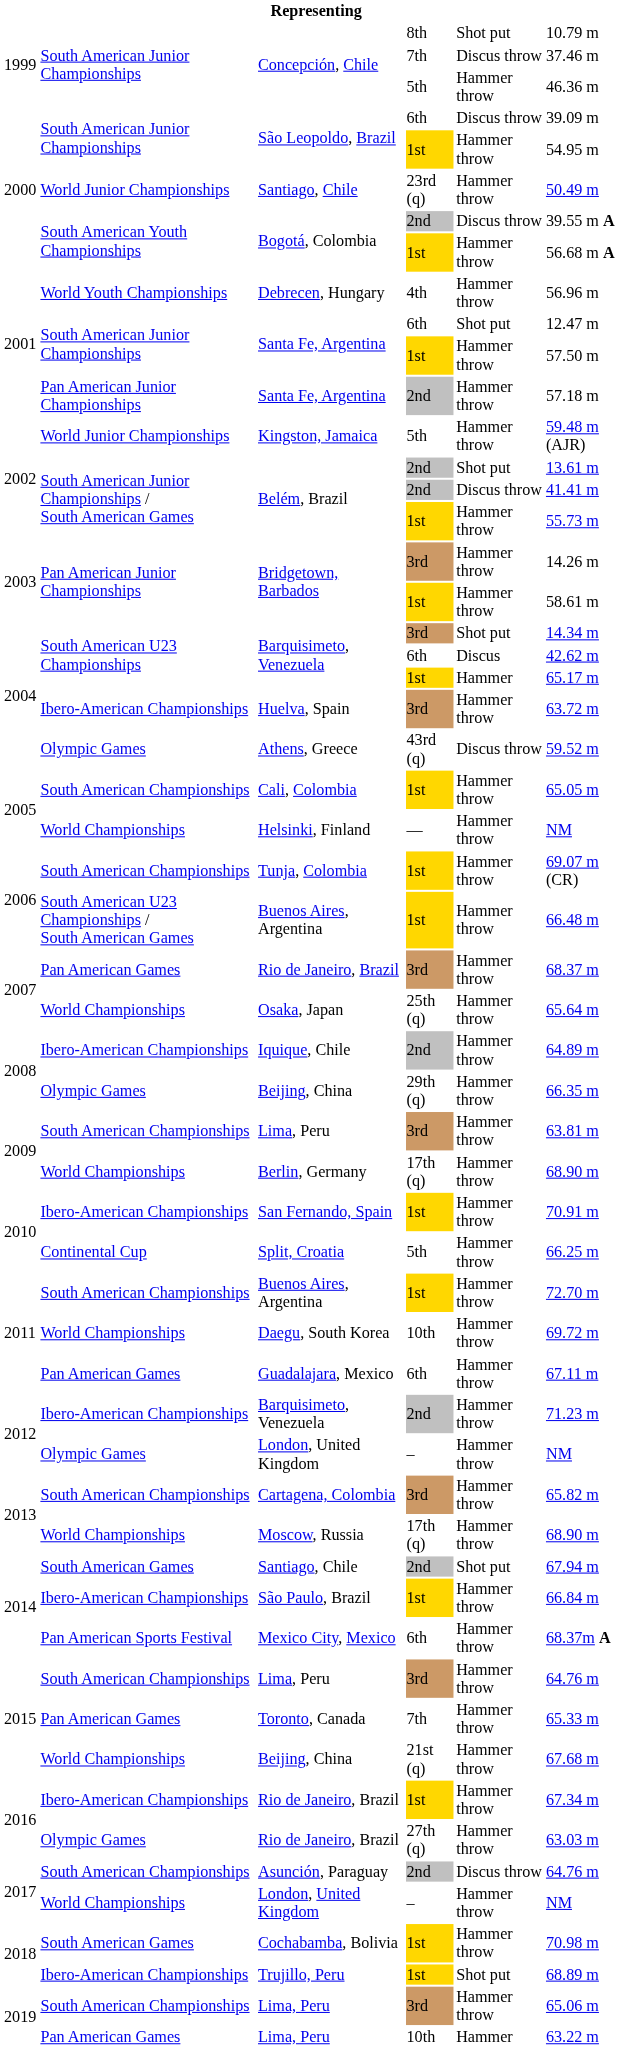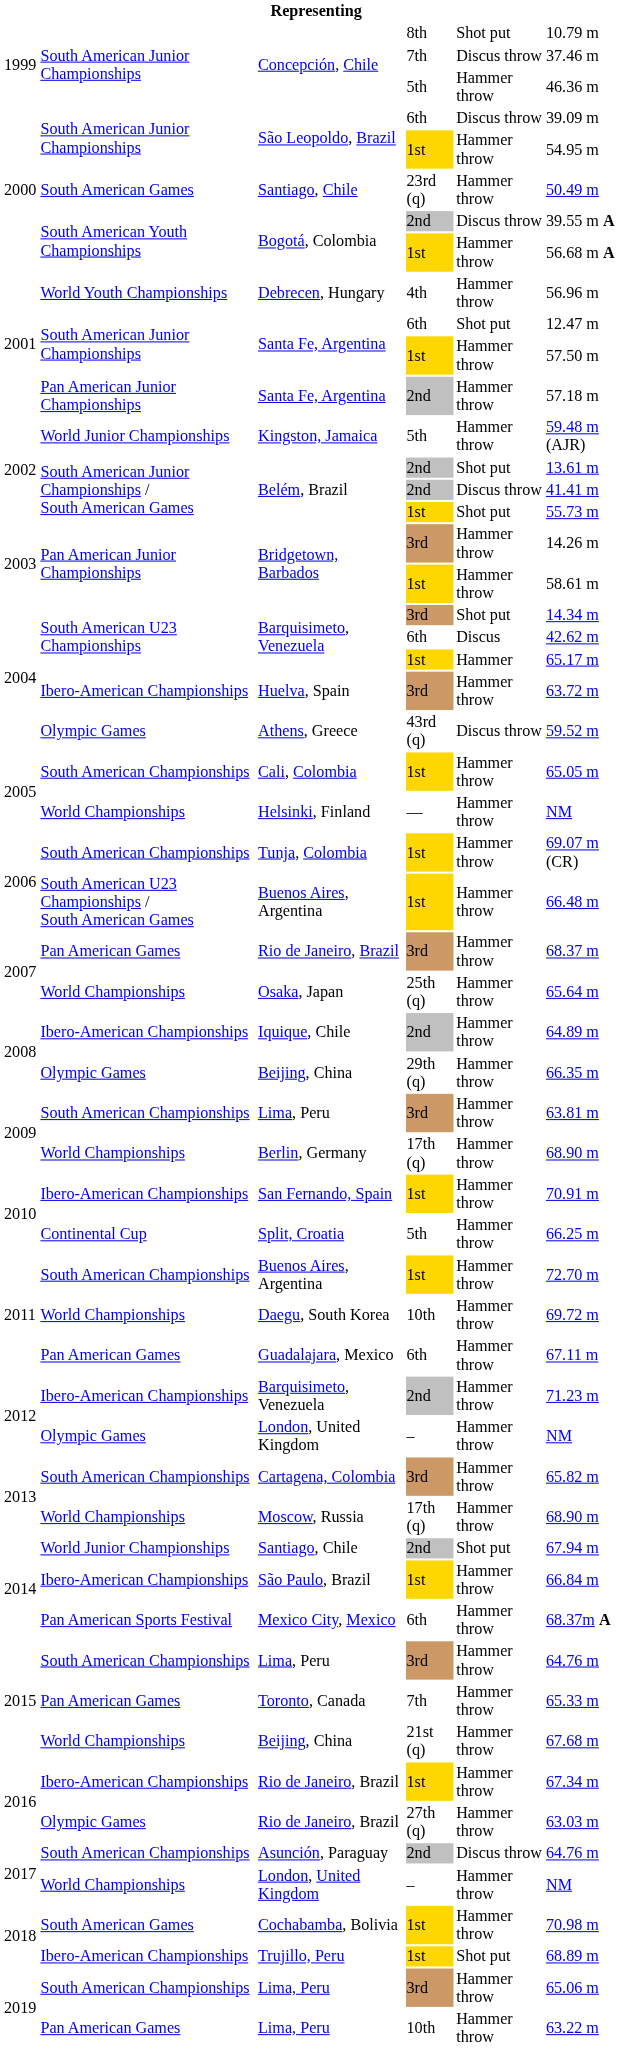(135, 189) World Junior Championships -> (117, 189) South American Games
(484, 521) Hammer throw -> (483, 512) Shot put
(117, 1566) South American Games -> (135, 1548) World Junior Championships
(484, 2037) Hammer -> (484, 2028) Hammer throw
